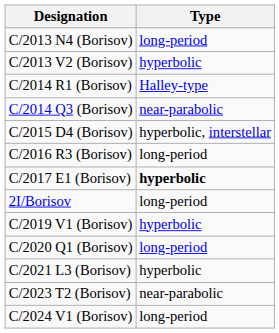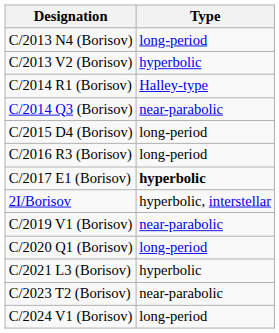(205, 132) hyperbolic, interstellar -> (173, 132) long-period
(173, 201) long-period -> (205, 201) hyperbolic, interstellar
(170, 224) hyperbolic -> (181, 224) near-parabolic
